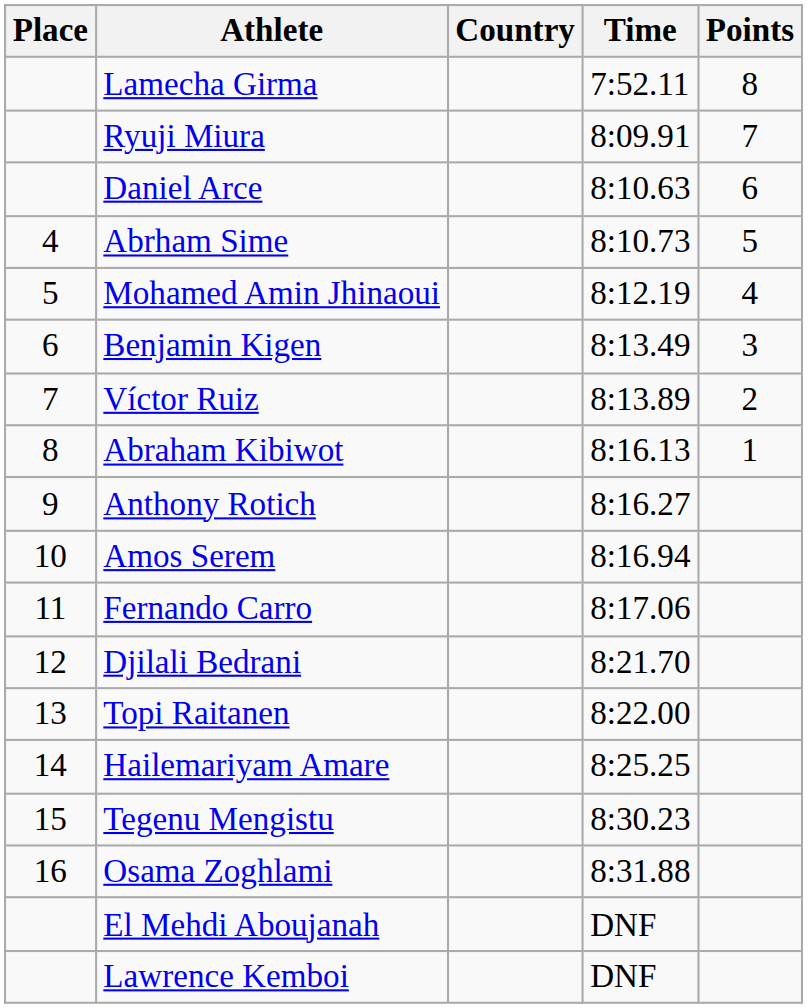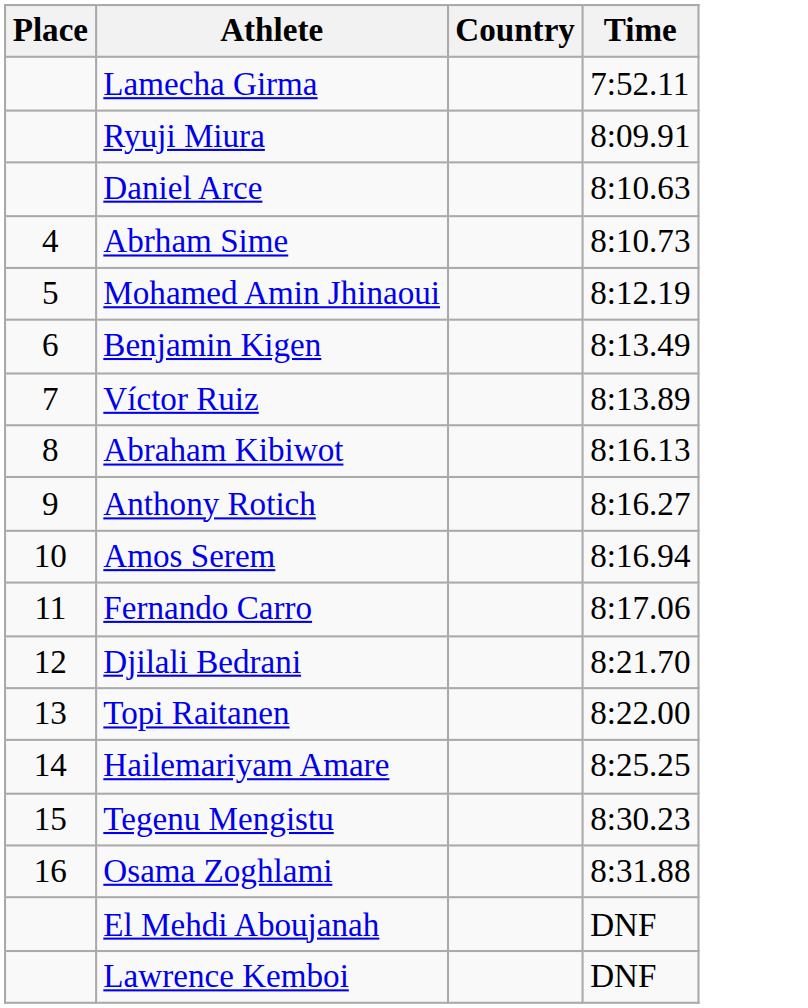- column: (750, 30)
